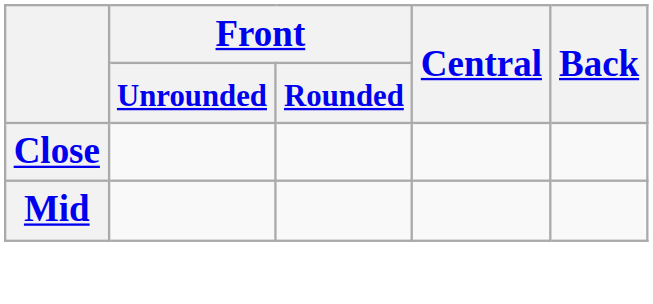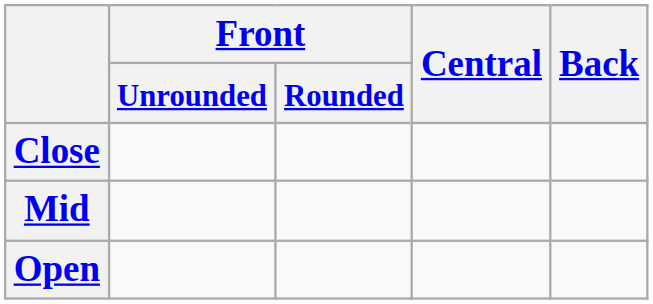+ row: (57, 268)
